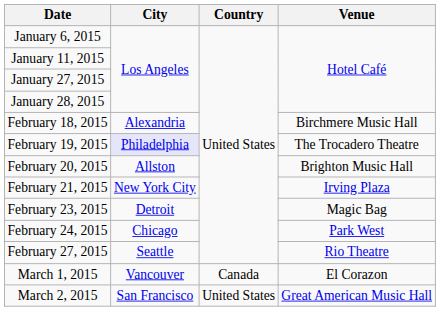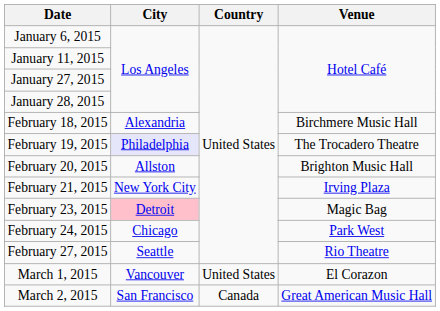(155, 209) no background -> (155, 209) pink background
(239, 274) Canada -> (239, 274) United States
(239, 295) United States -> (239, 295) Canada
